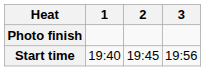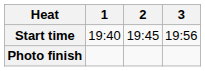rows swapped: (45, 55) <-> (45, 35)
